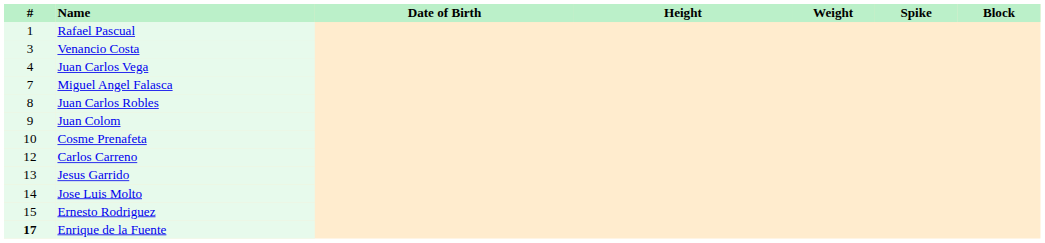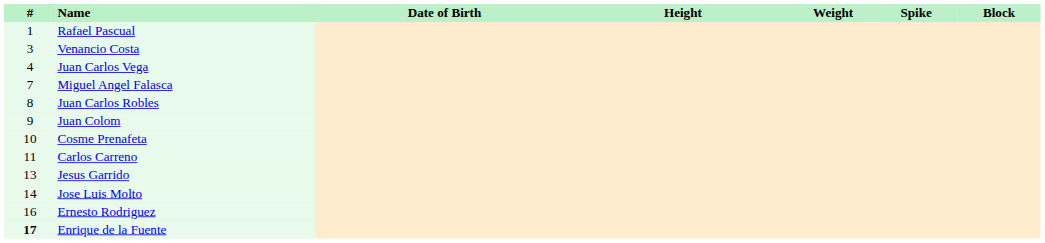(30, 157) 12 -> (30, 157) 11
(30, 211) 15 -> (30, 211) 16
